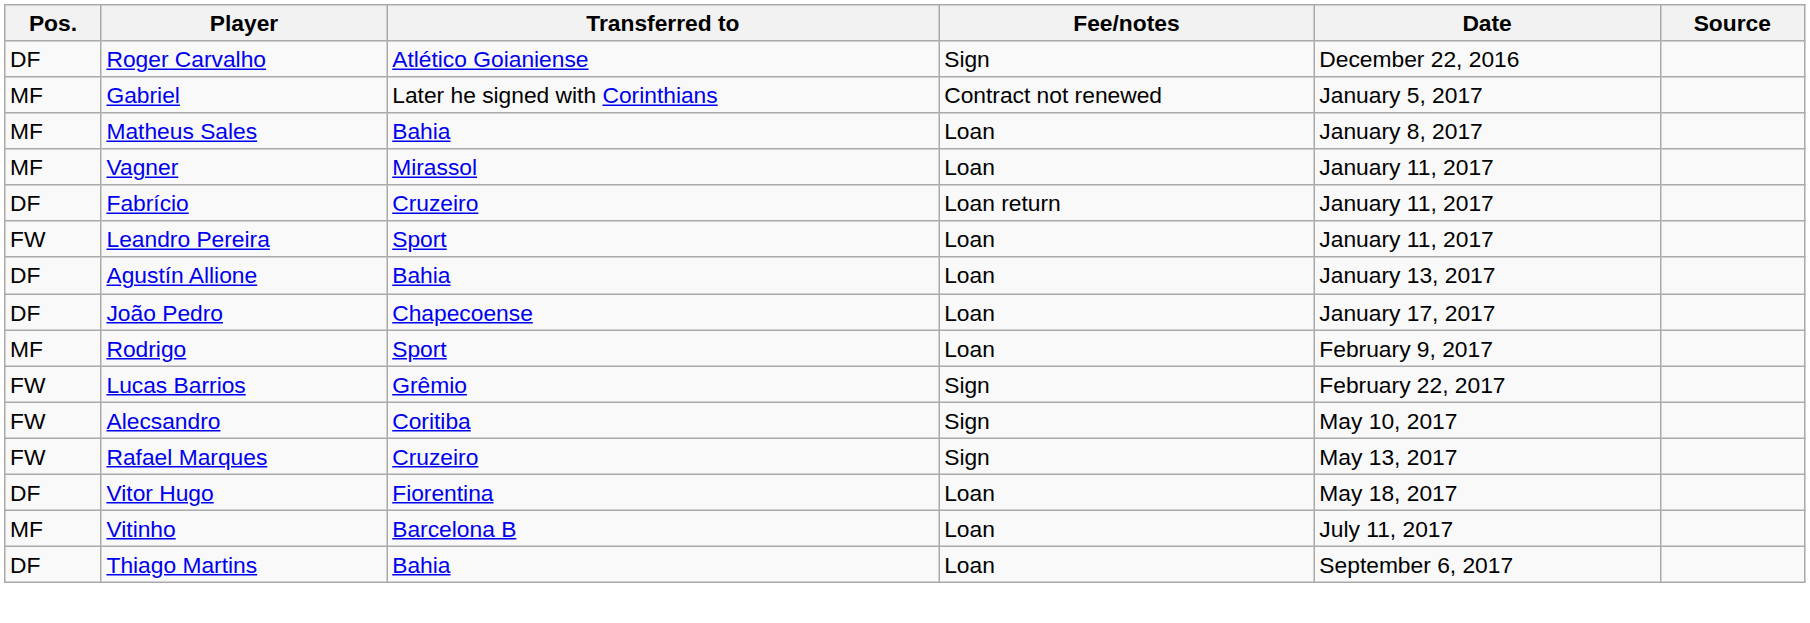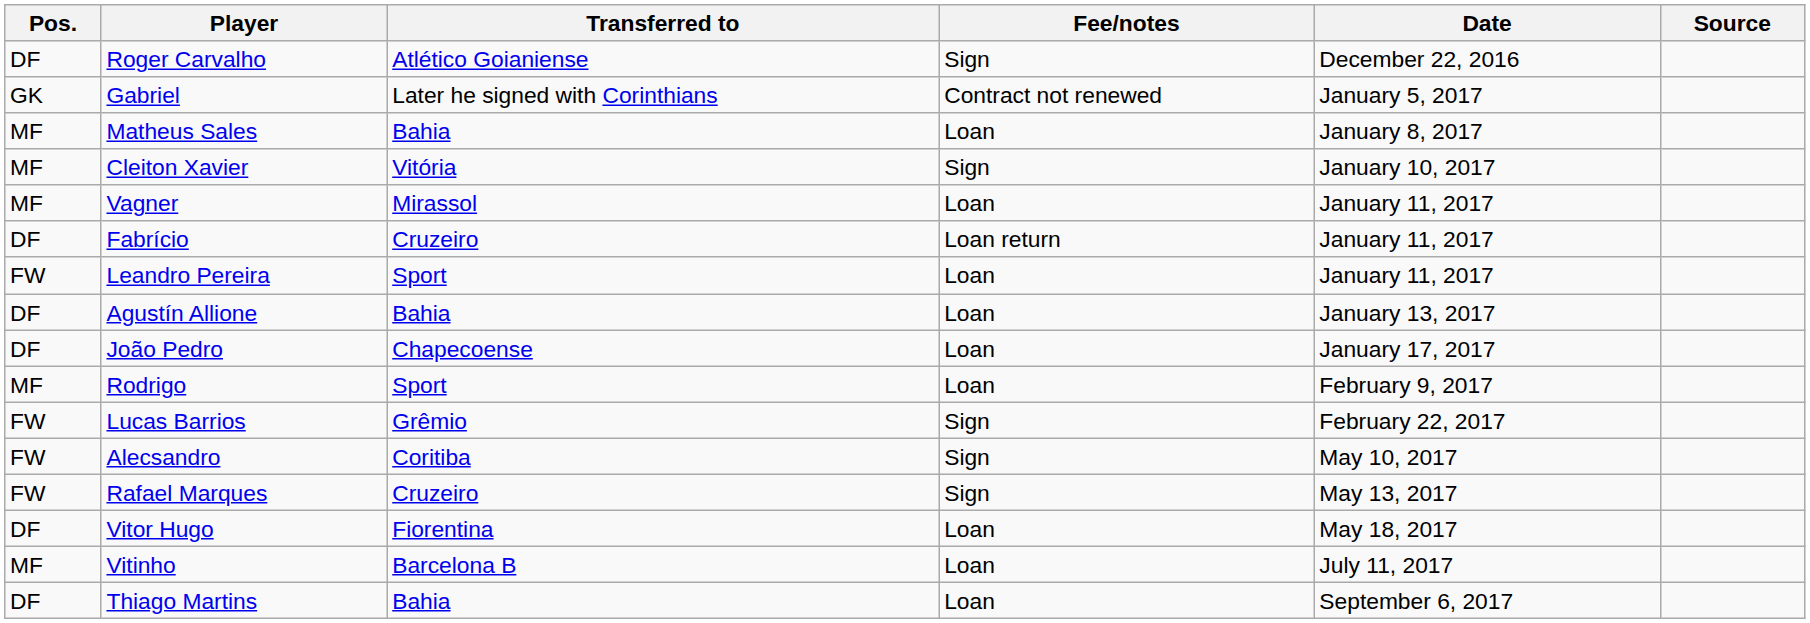(26, 95) MF -> (27, 95) GK
+ row: (177, 167)
